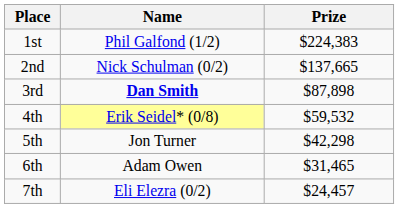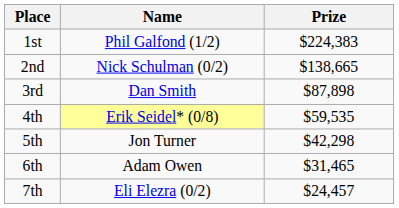(329, 66) $137,665 -> (329, 66) $138,665
(162, 91) bold -> (162, 91) normal
(329, 116) $59,532 -> (329, 116) $59,535
